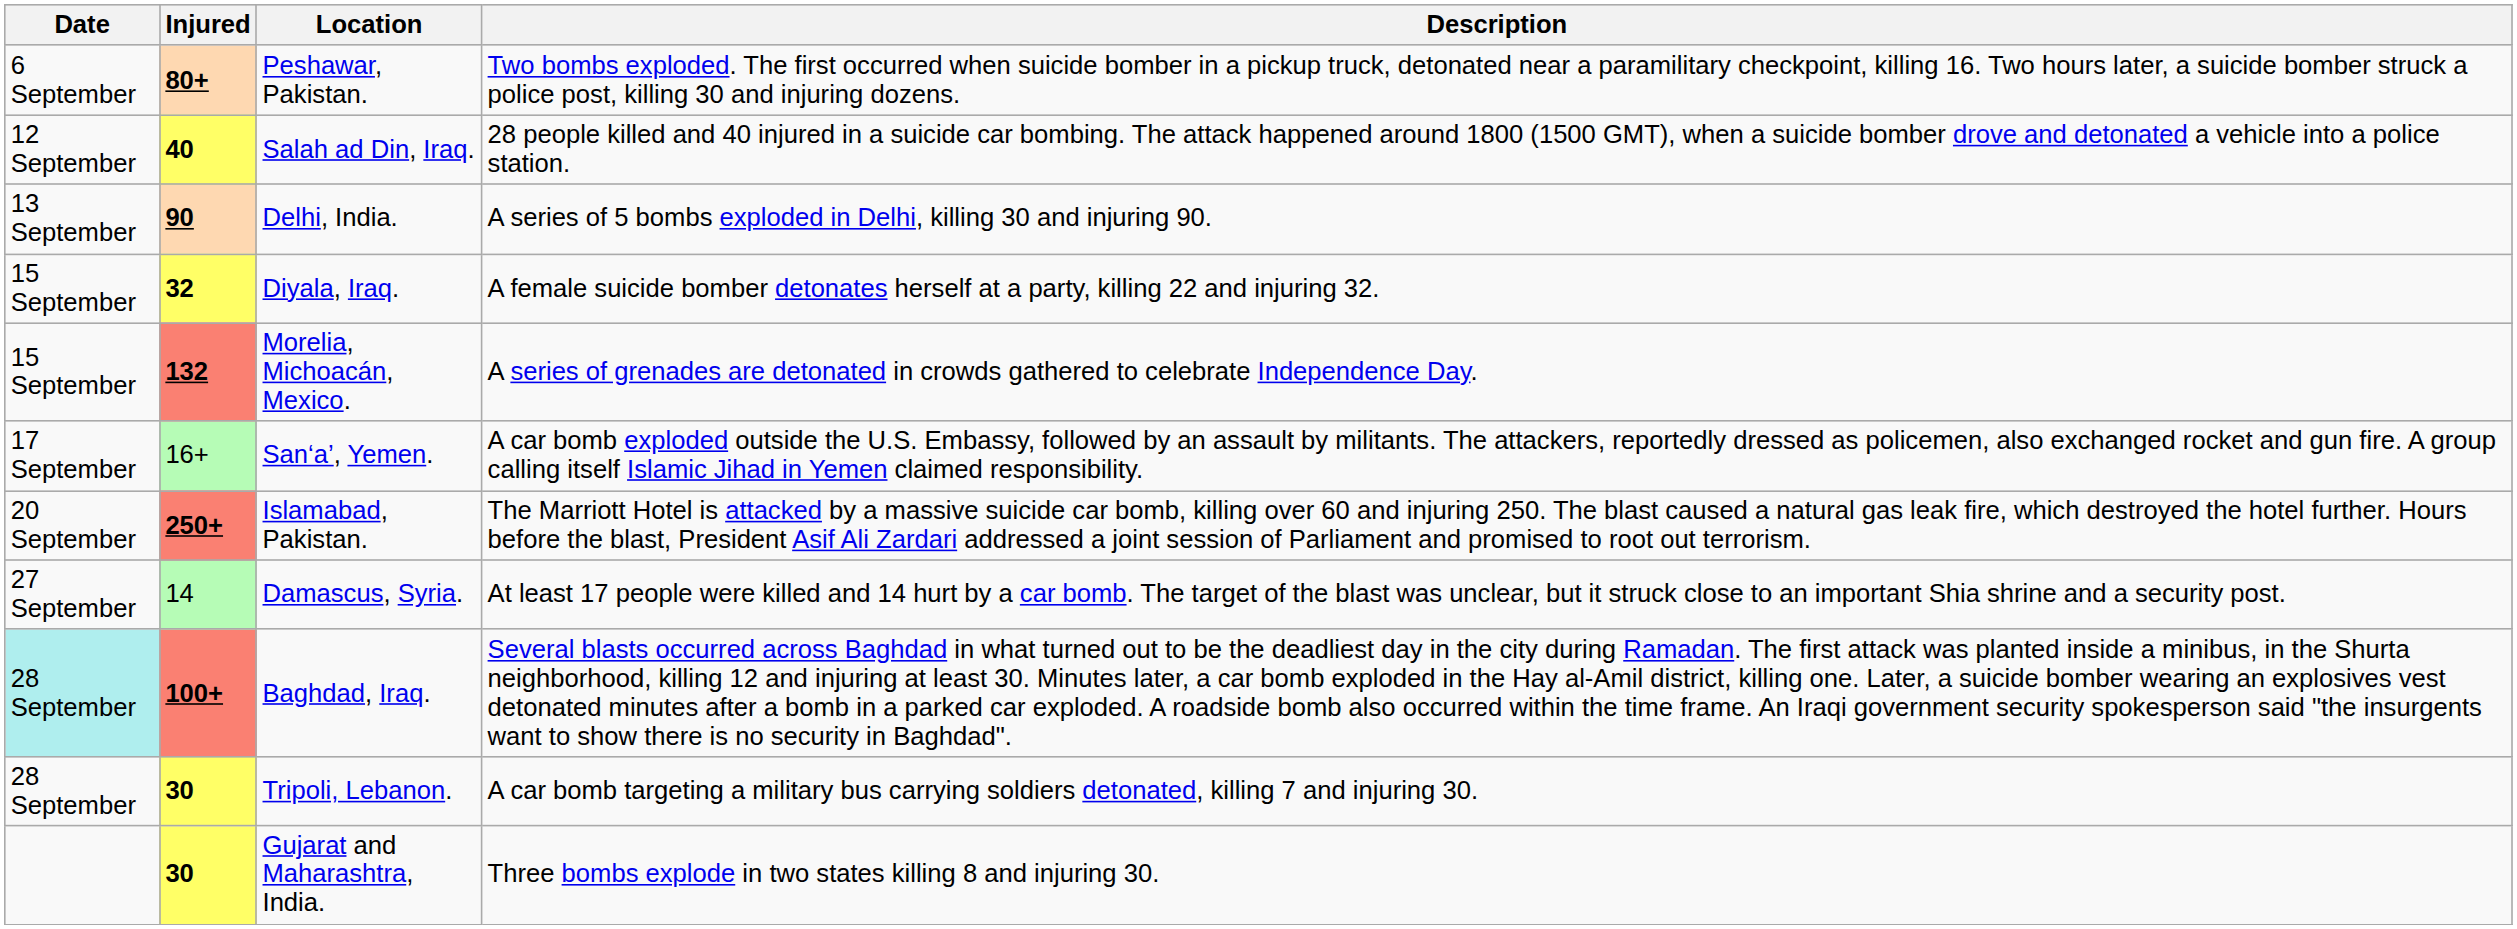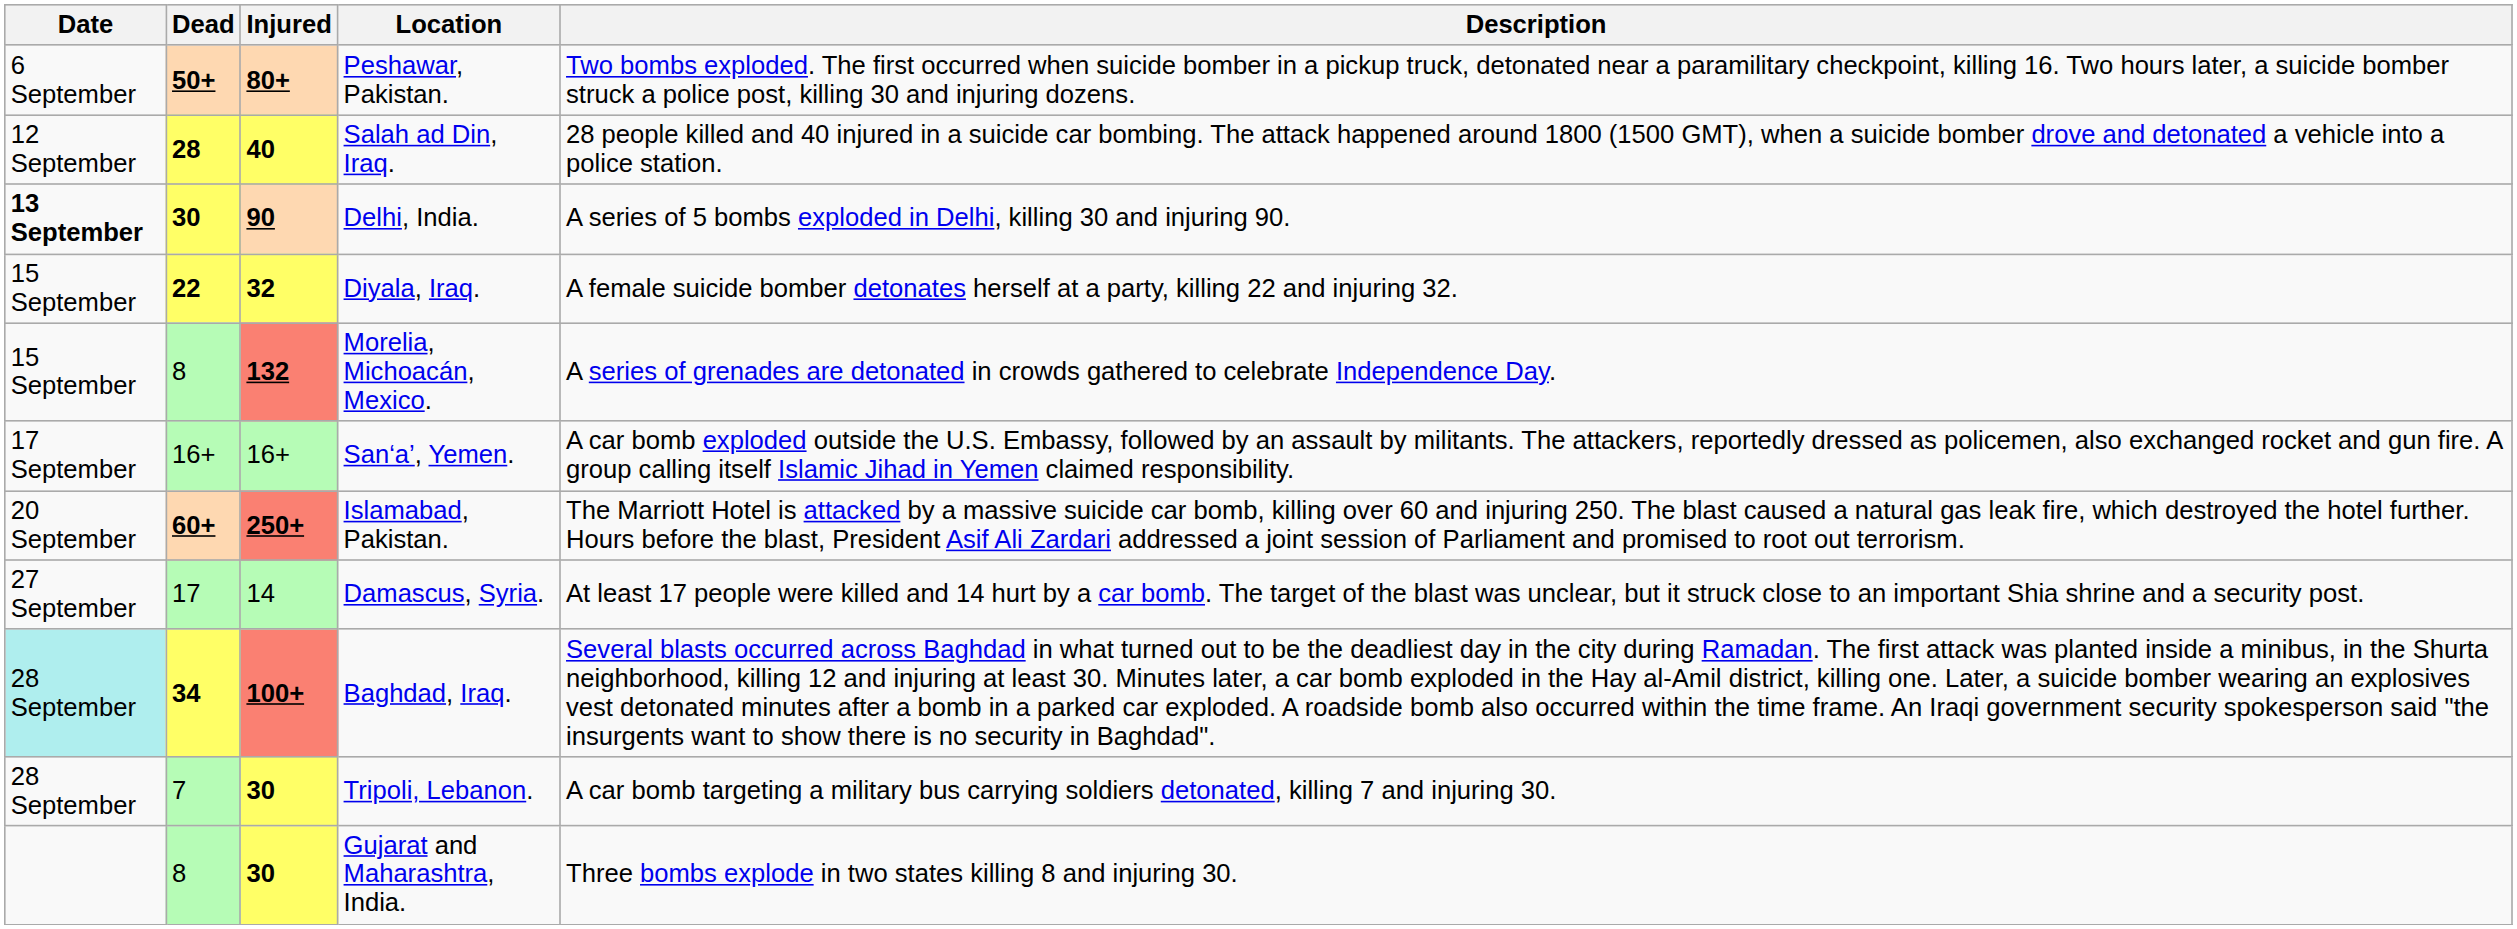+ column: (203, 24)
(77, 218) normal -> (80, 218) bold
